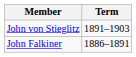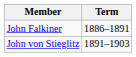rows swapped: (34, 44) <-> (43, 28)
